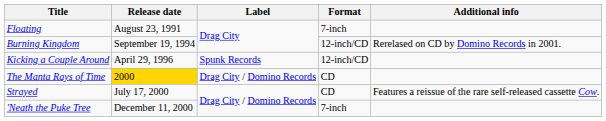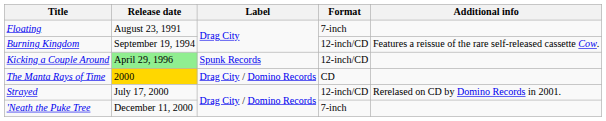(467, 44) Rerelased on CD by Domino Records in 2001. -> (486, 44) Features a reissue of the rare self-released cassette Cow.
(144, 60) no background -> (144, 60) lightgreen background
(328, 92) CD -> (345, 92) 12-inch/CD
(486, 92) Features a reissue of the rare self-released cassette Cow. -> (467, 92) Rerelased on CD by Domino Records in 2001.
